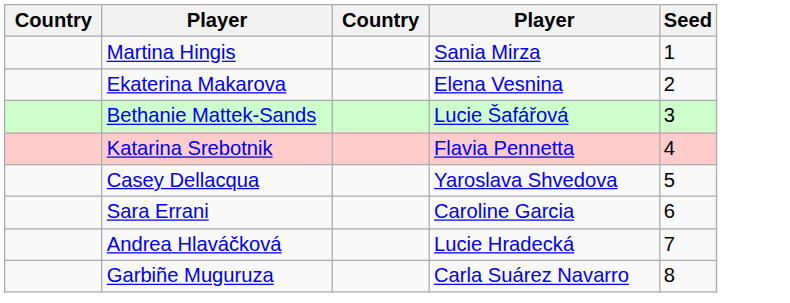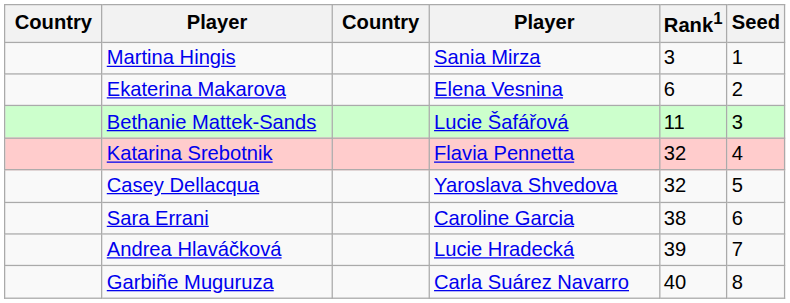+ column: (693, 23)
